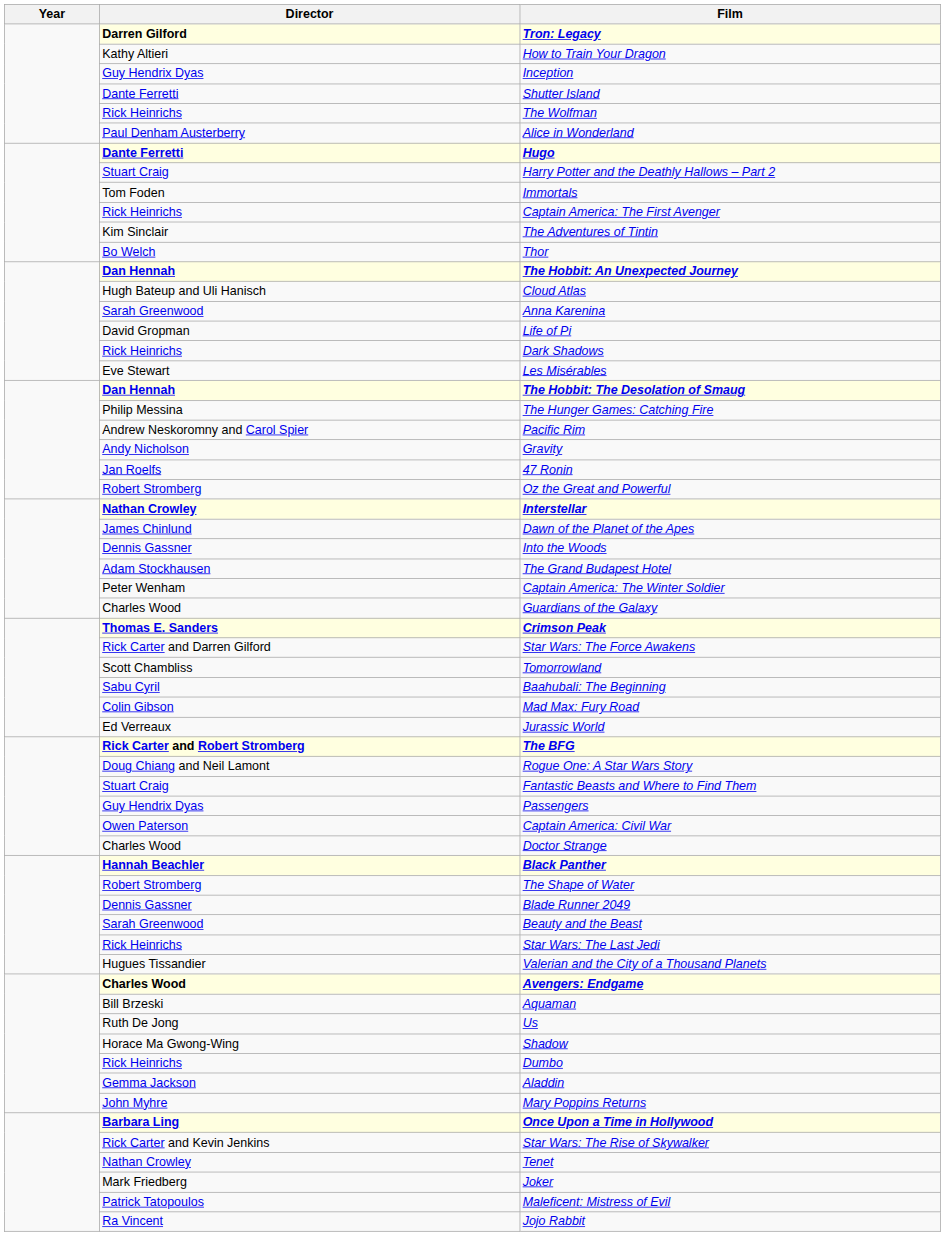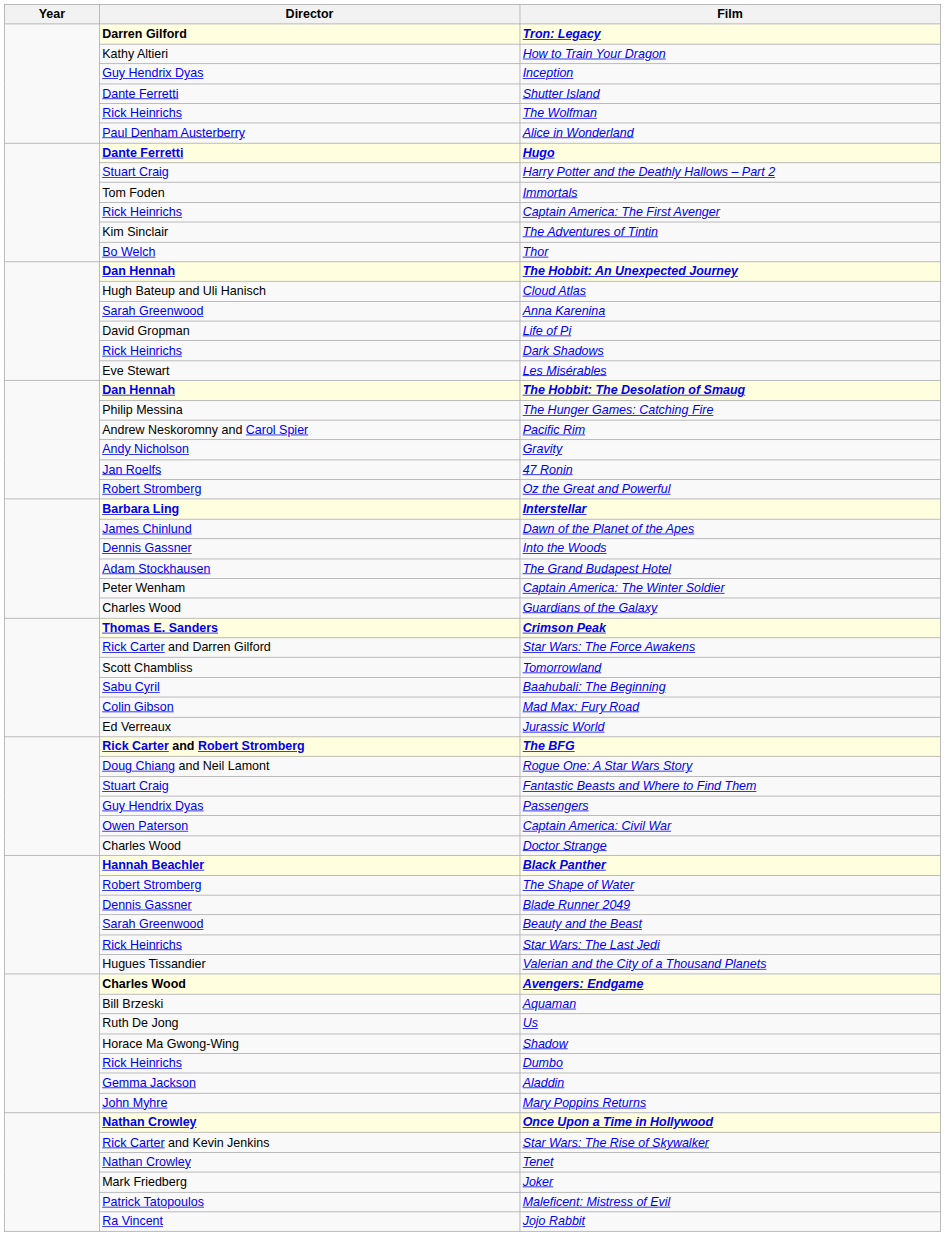(149, 509) Nathan Crowley -> (141, 509) Barbara Ling
(141, 1122) Barbara Ling -> (149, 1122) Nathan Crowley
